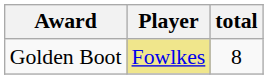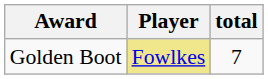(236, 56) 8 -> (236, 56) 7
